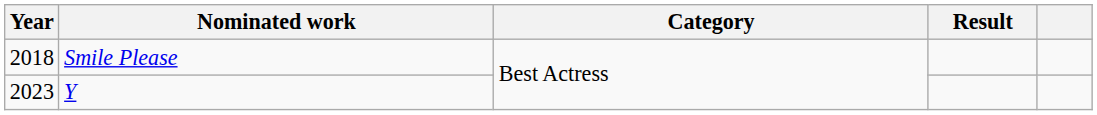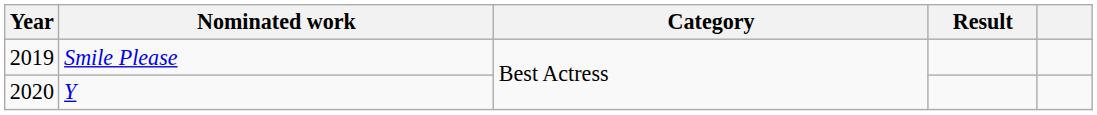(32, 57) 2018 -> (32, 57) 2019
(32, 92) 2023 -> (32, 92) 2020
